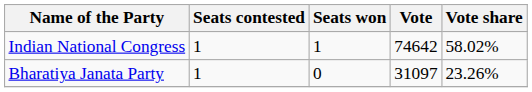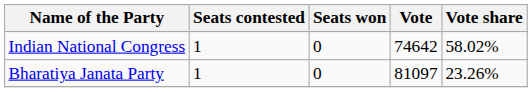(317, 45) 1 -> (317, 45) 0
(416, 73) 31097 -> (416, 73) 81097
